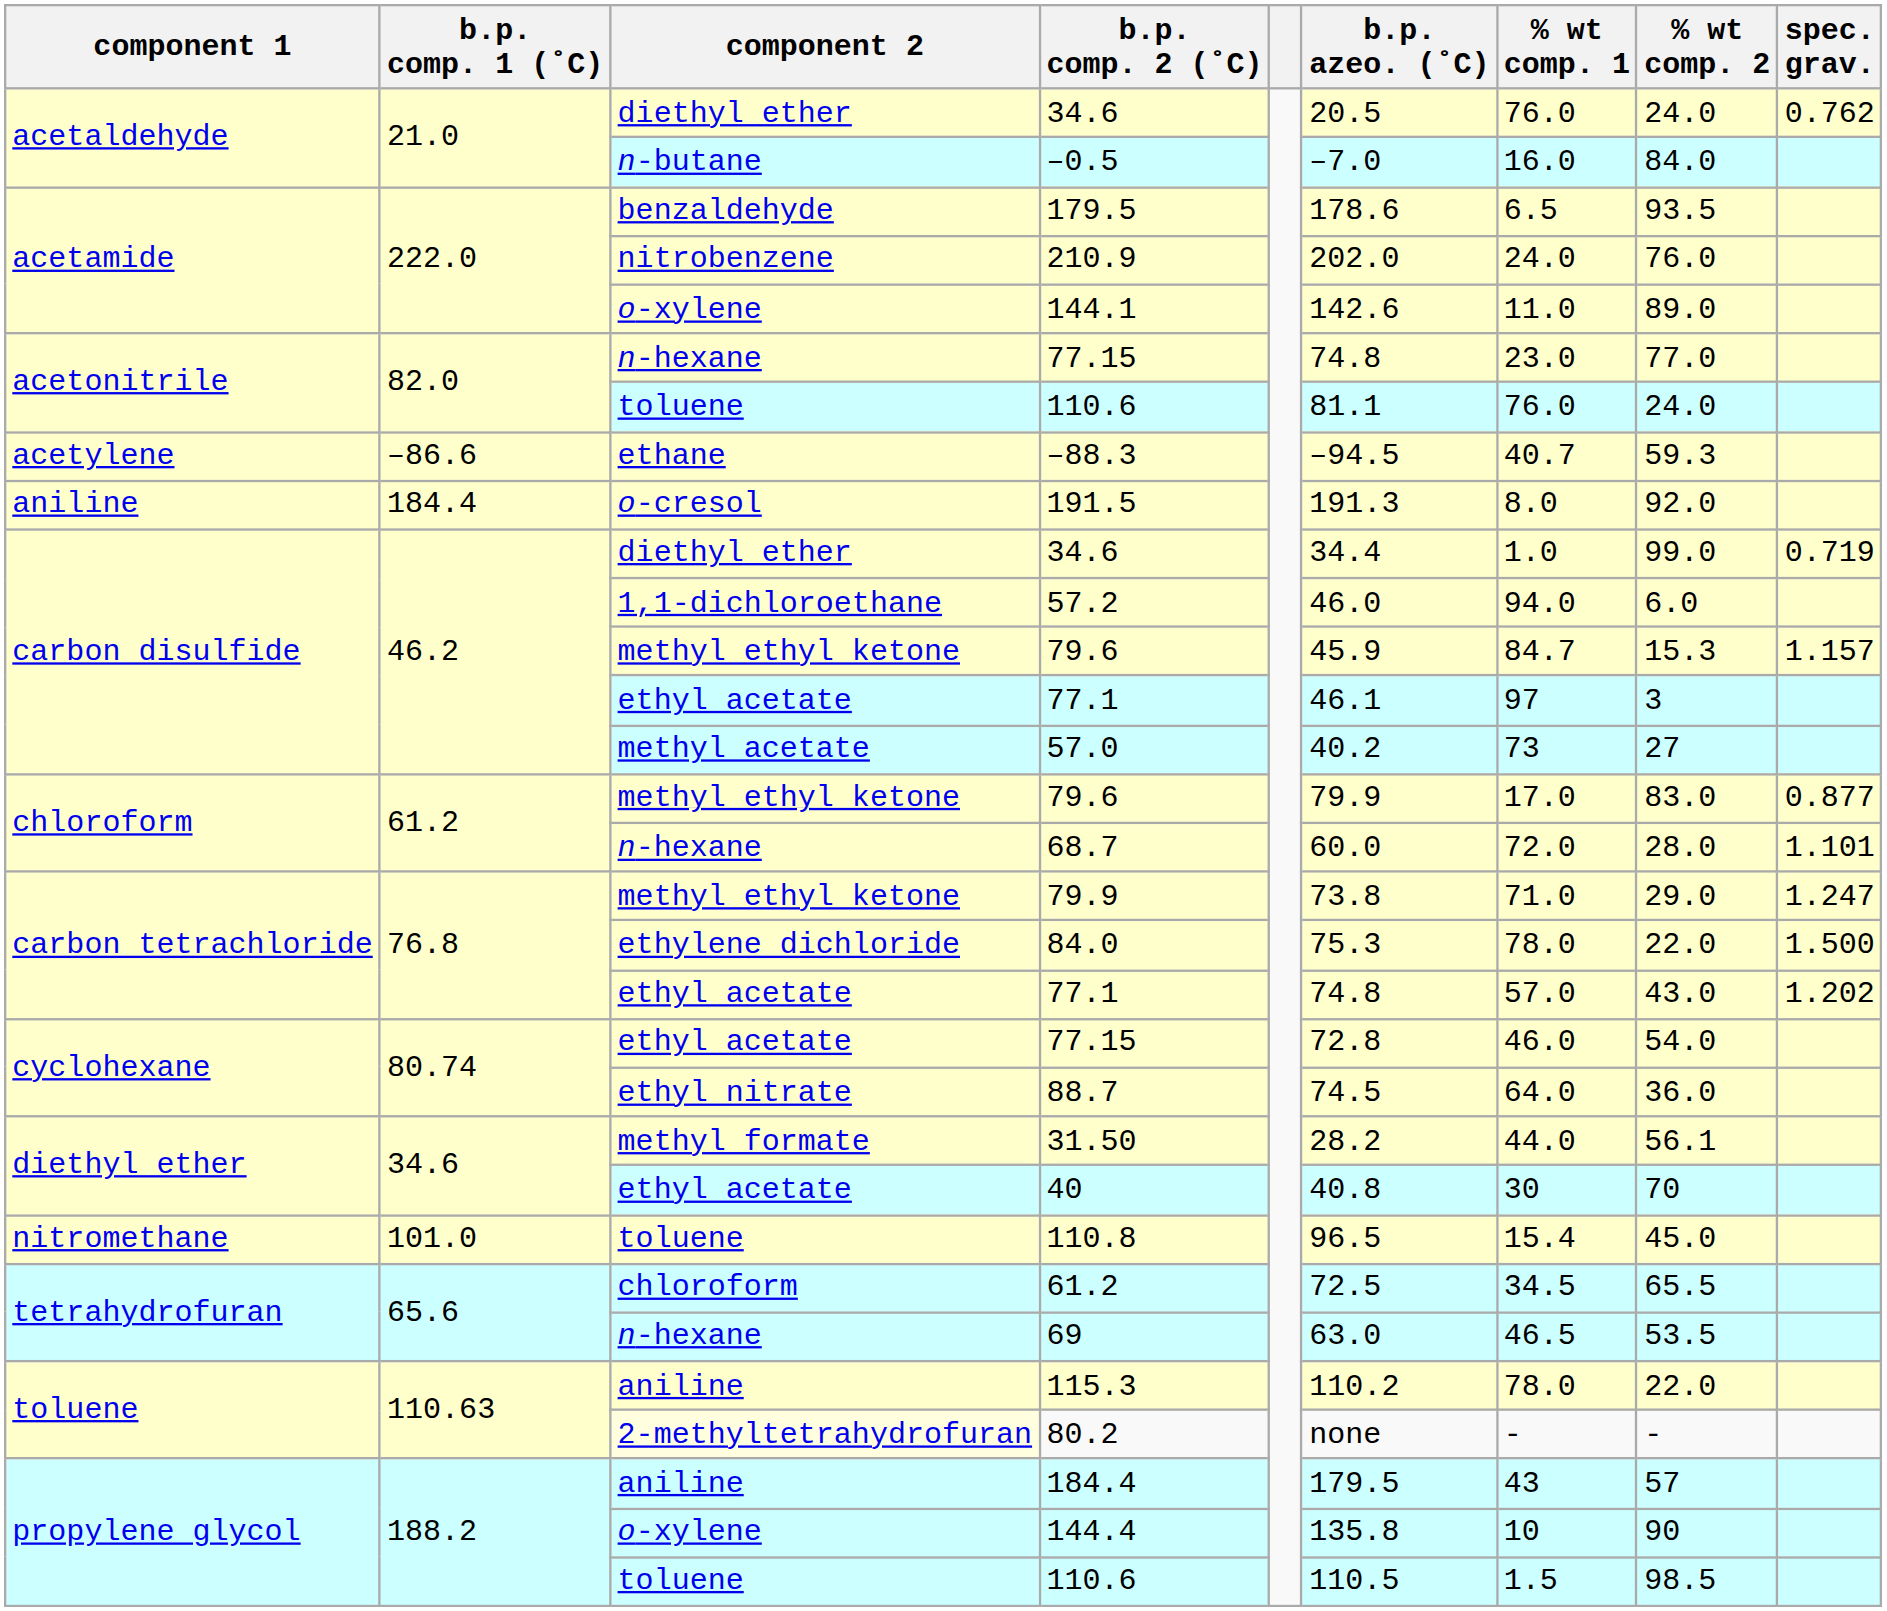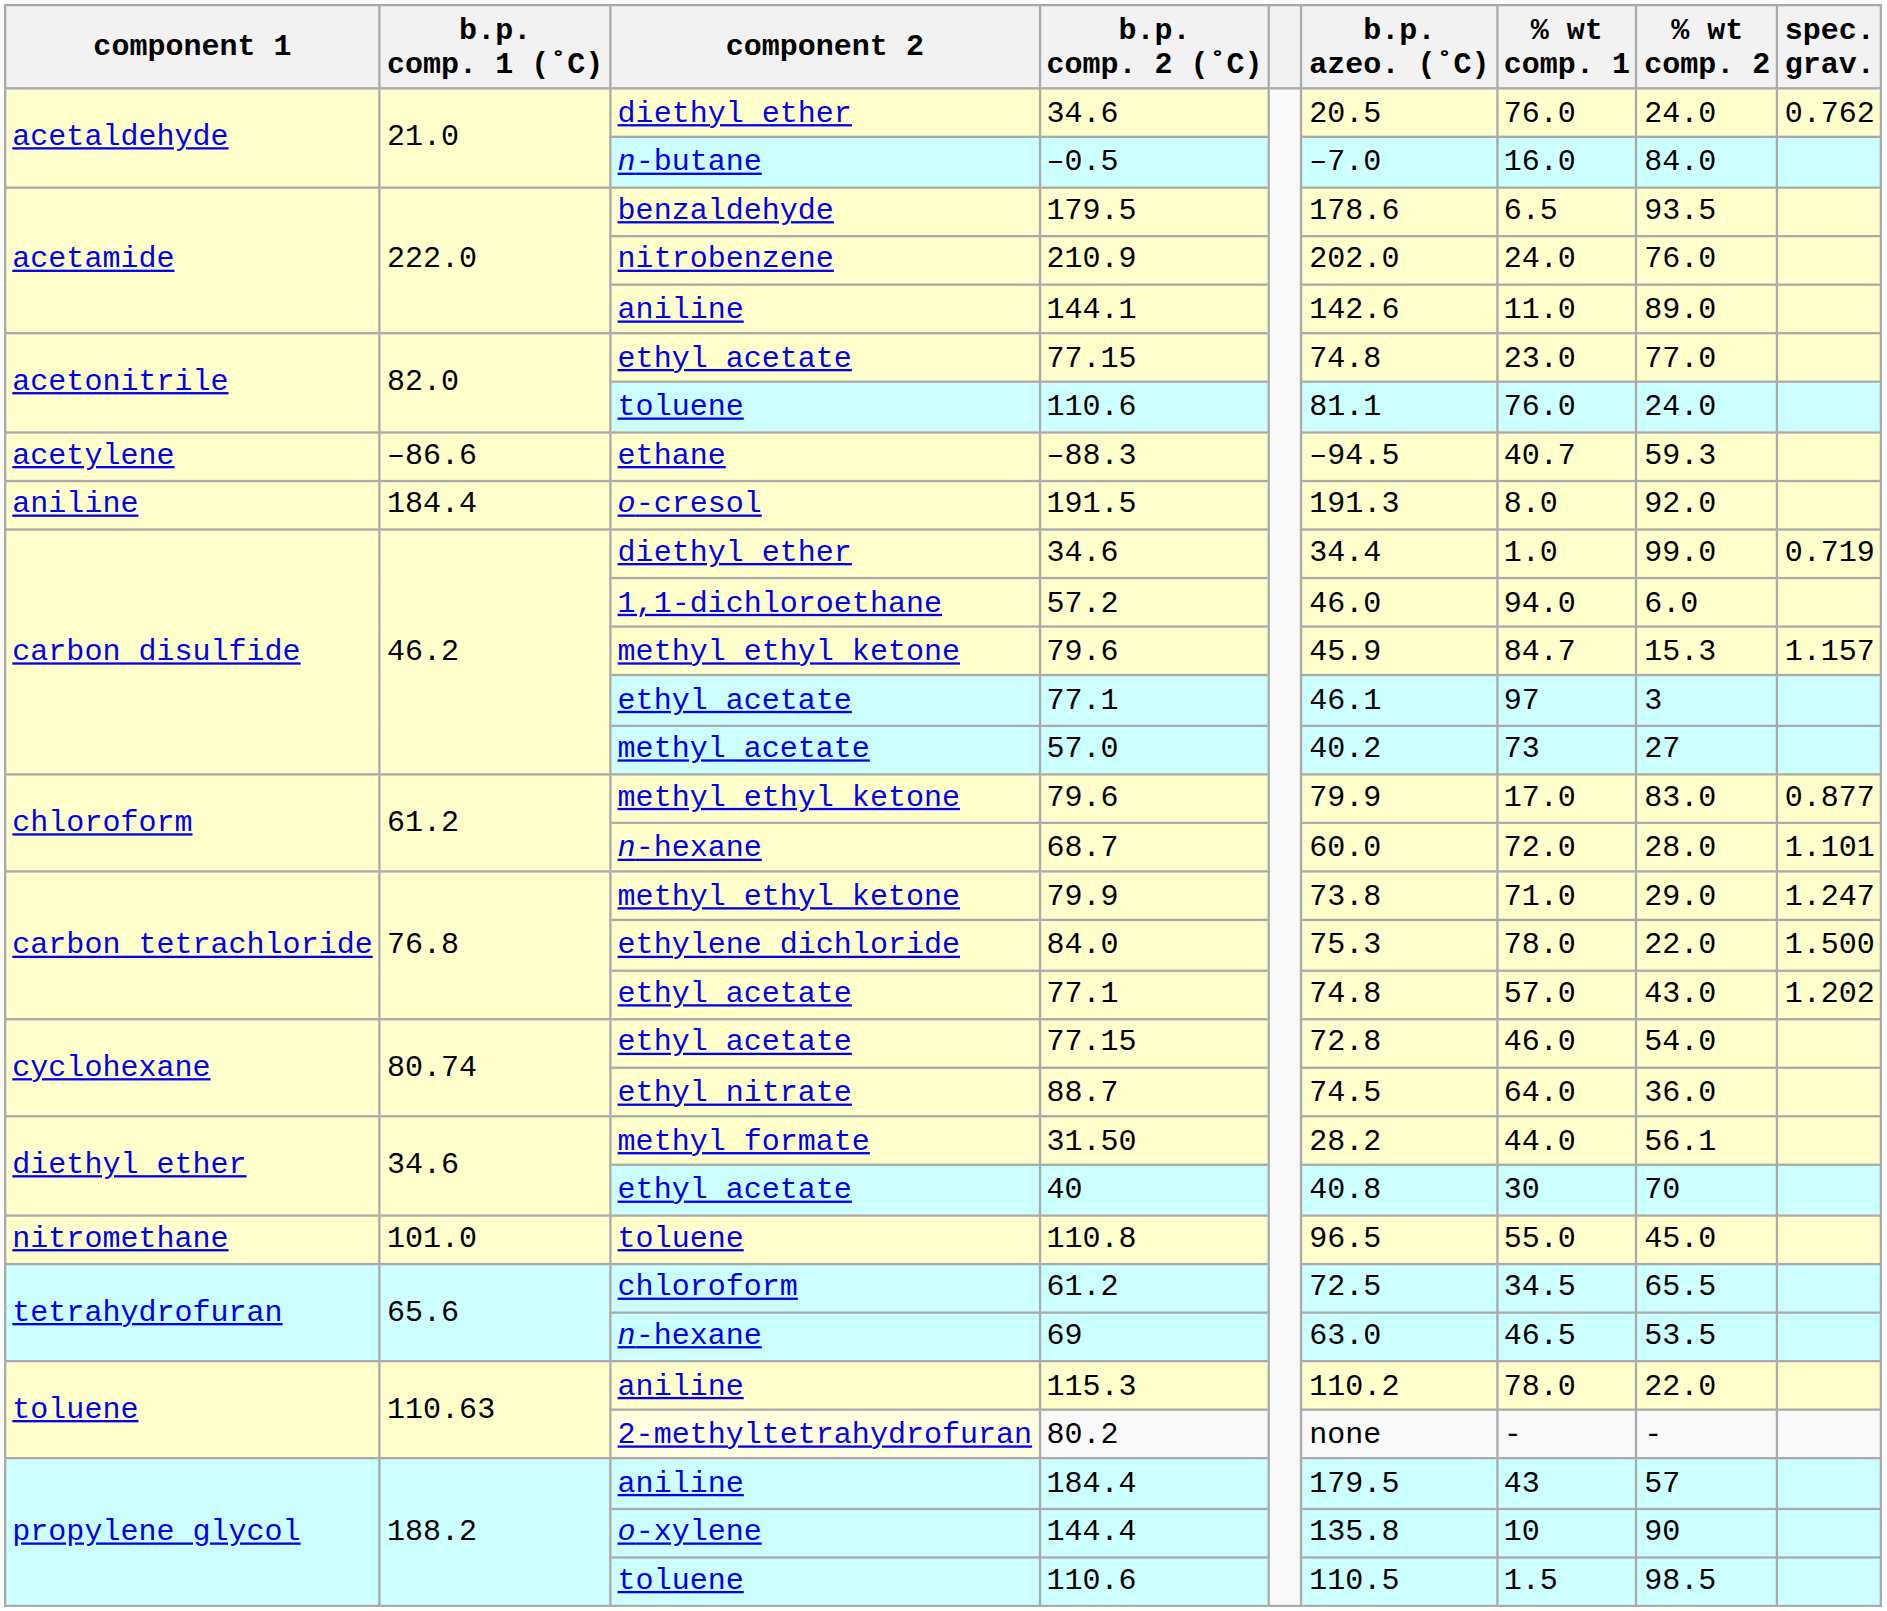(690, 309) o-xylene -> (681, 309) aniline
(690, 358) n-hexane -> (735, 358) ethyl acetate
(1540, 1239) 15.4 -> (1540, 1239) 55.0
